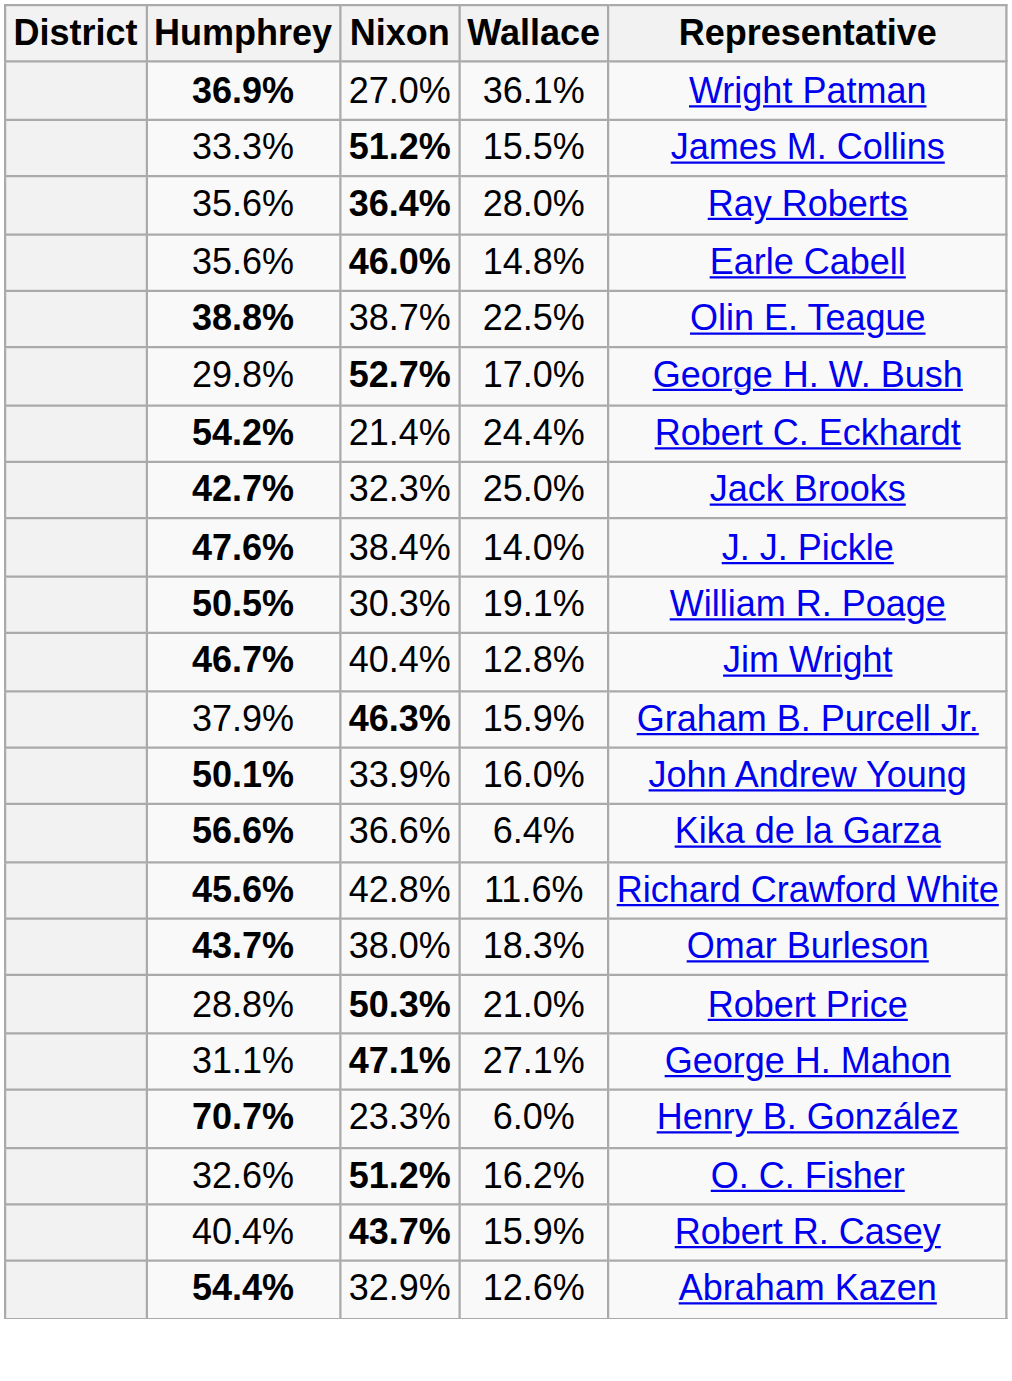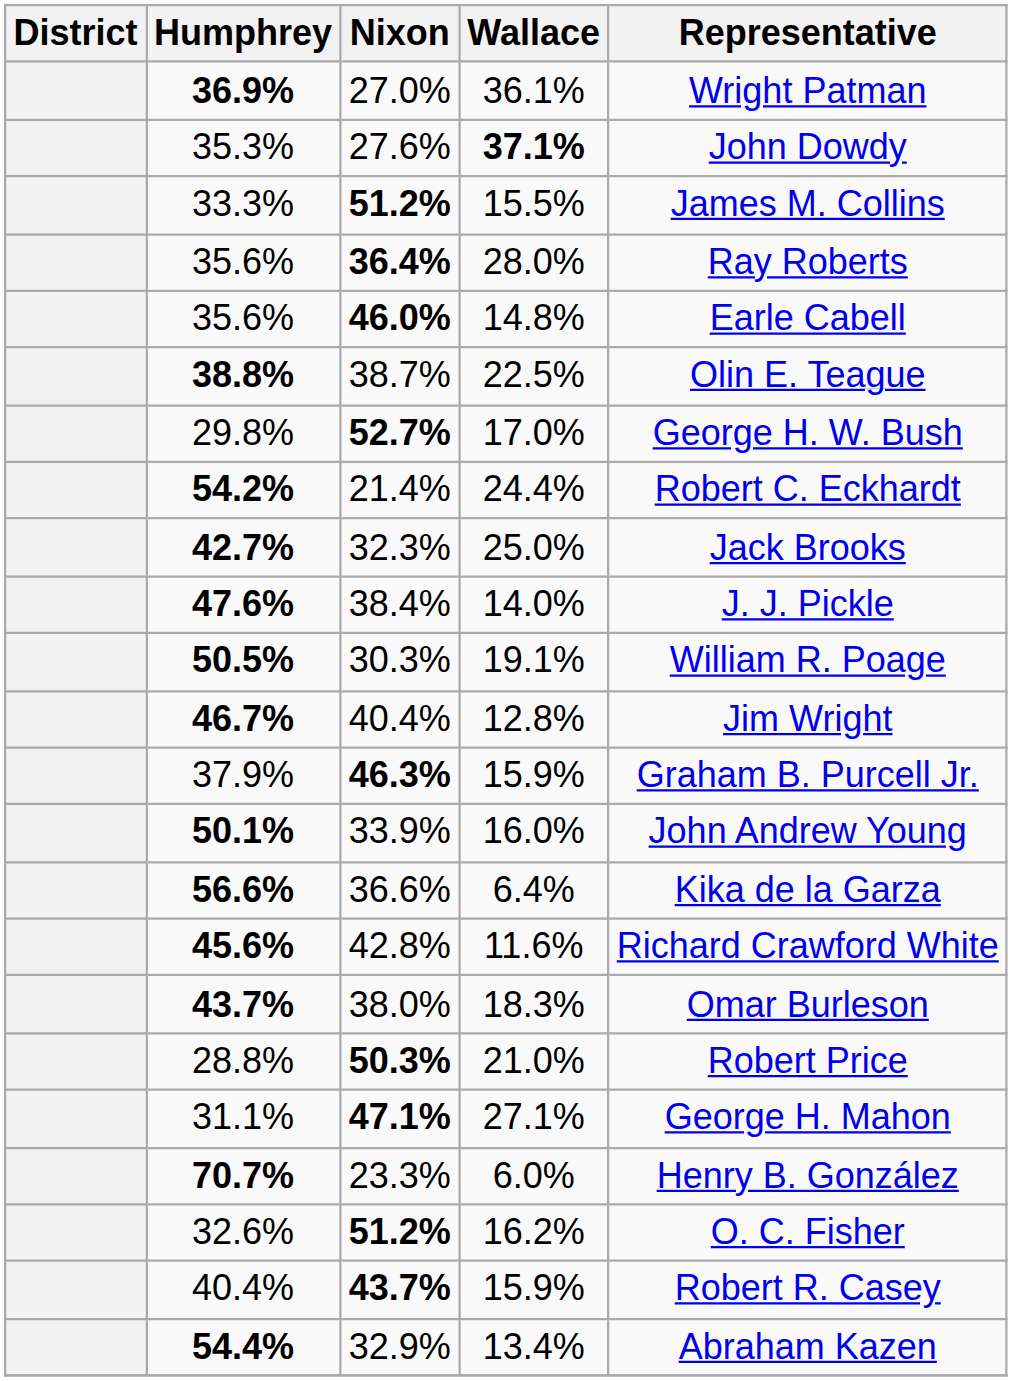+ row: (243, 147)
(534, 1289) 12.6% -> (534, 1346) 13.4%
